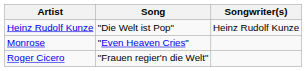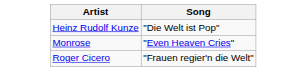- column: (256, 12)
